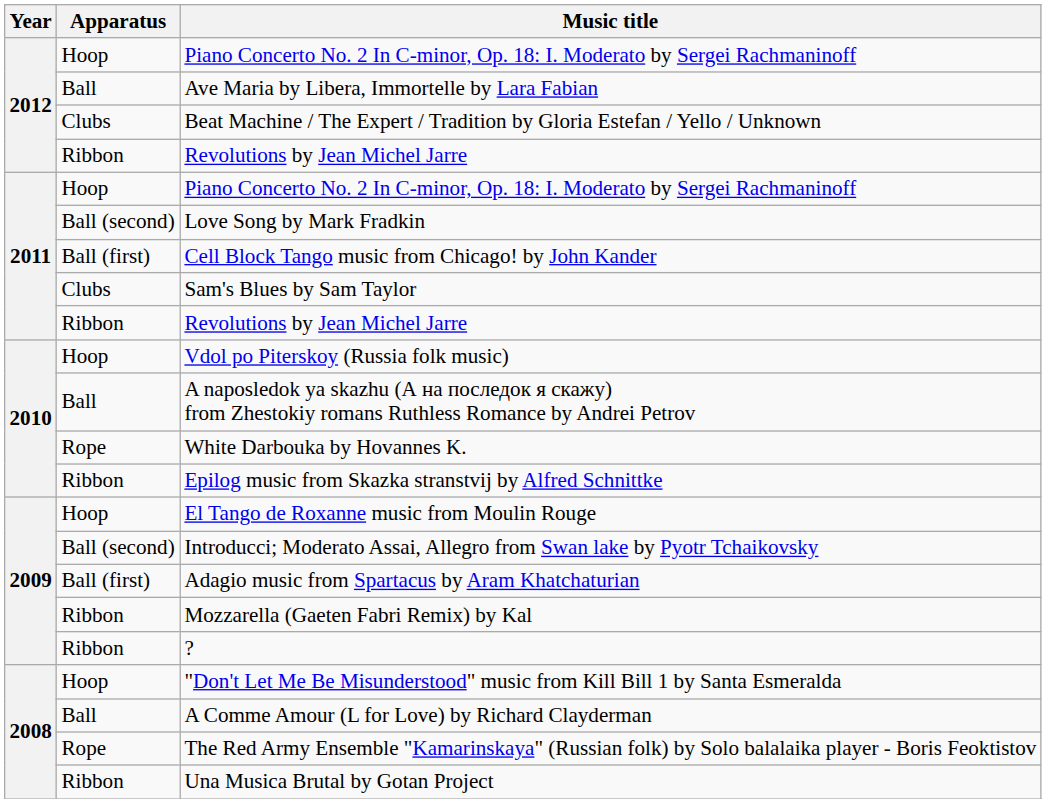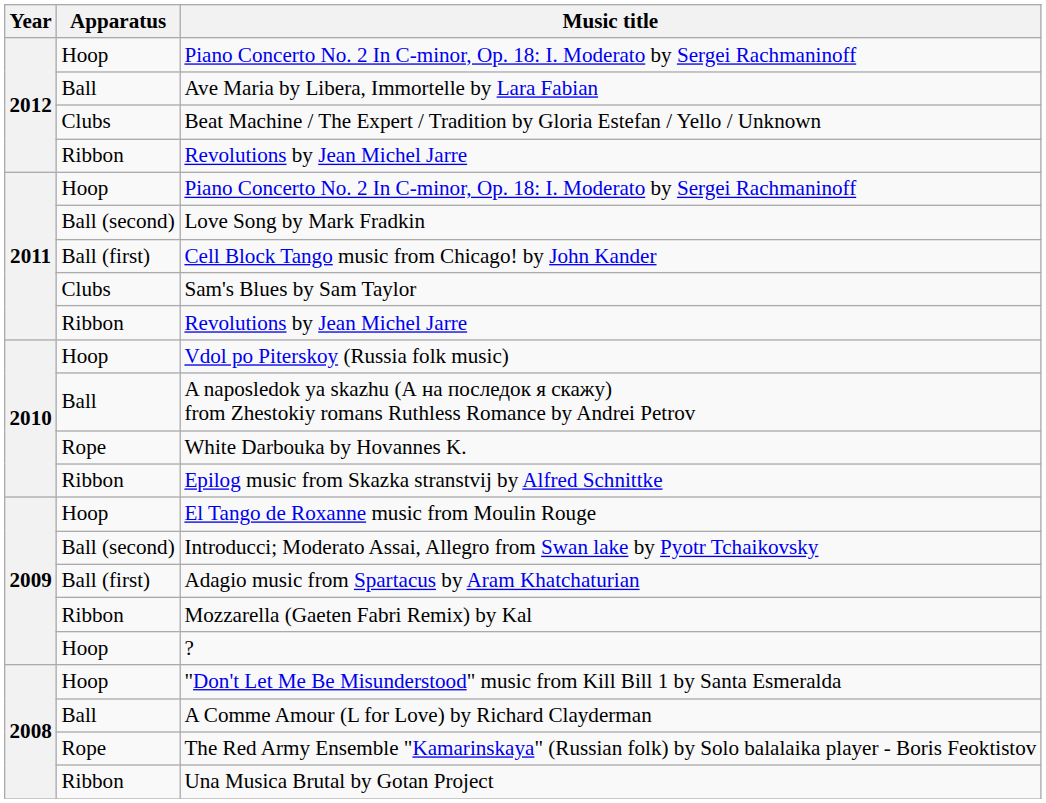(93, 647) Ribbon -> (85, 647) Hoop
